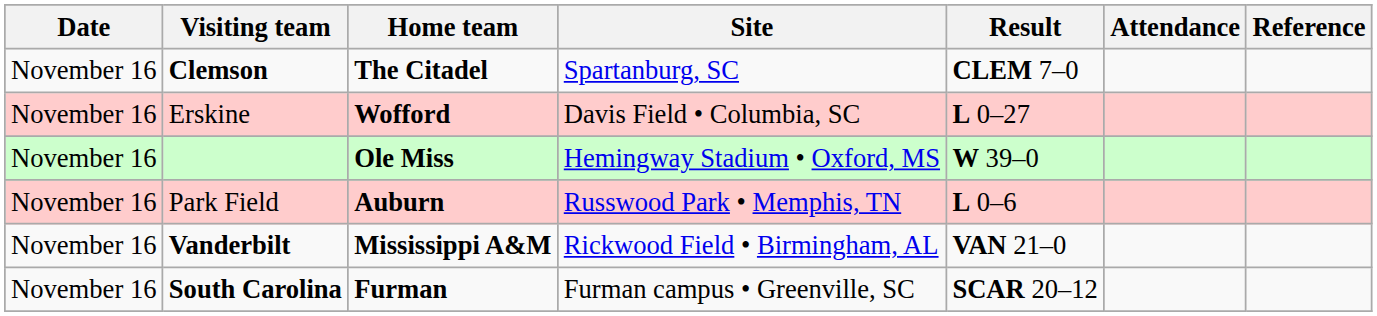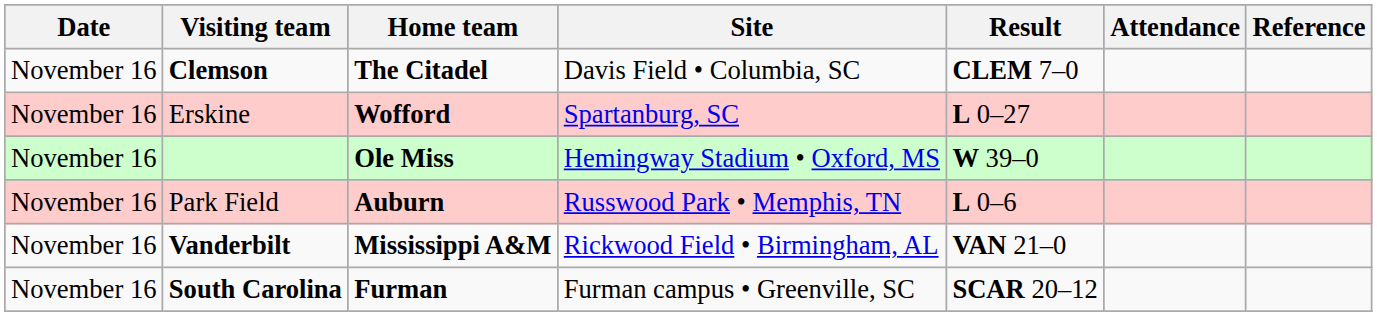(651, 70) Spartanburg, SC -> (712, 70) Davis Field • Columbia, SC
(712, 114) Davis Field • Columbia, SC -> (651, 114) Spartanburg, SC
